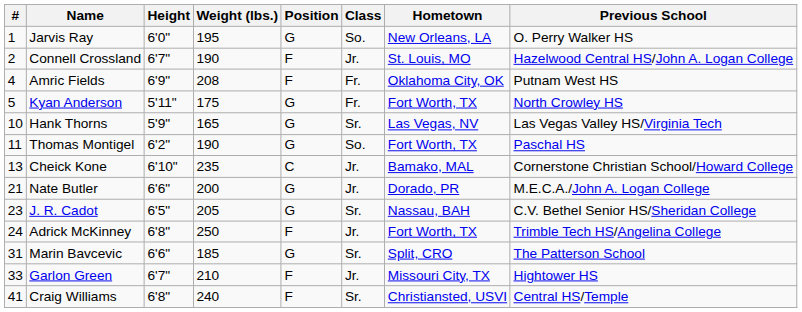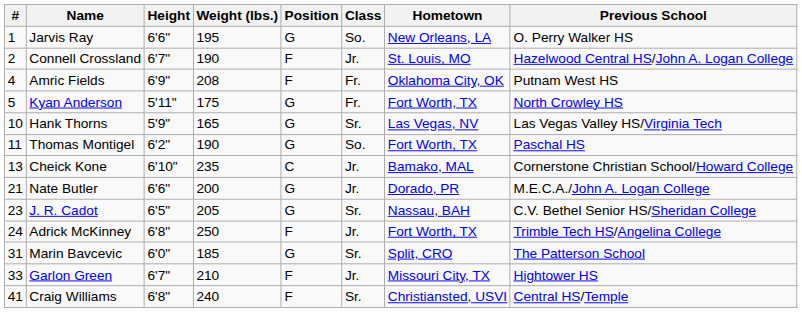(159, 37) 6'0" -> (159, 37) 6'6"
(159, 253) 6'6" -> (159, 253) 6'0"
